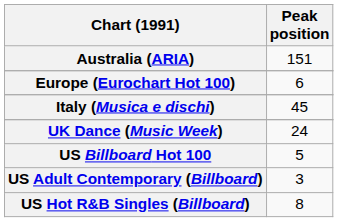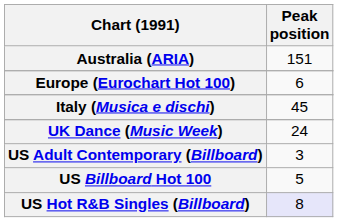rows swapped: (135, 155) <-> (135, 180)
(300, 204) no background -> (300, 204) lavender background
